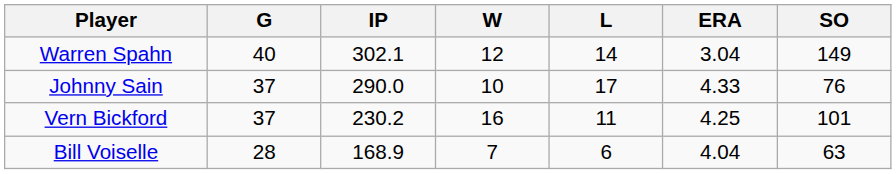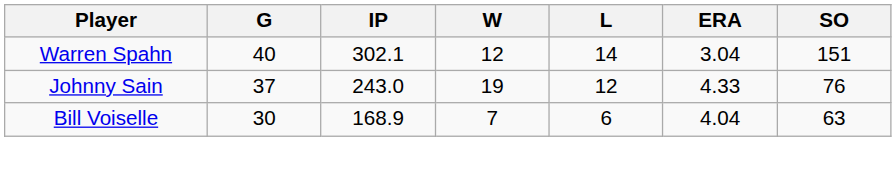(834, 53) 149 -> (834, 53) 151
(378, 86) 290.0 -> (378, 86) 243.0
(492, 86) 10 -> (492, 86) 19
(606, 86) 17 -> (606, 86) 12
- row: (106, 119)
(264, 151) 28 -> (264, 119) 30
